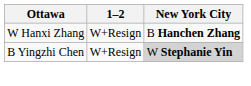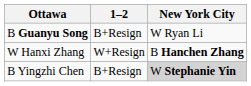+ row: (47, 33)
(115, 52) W+Resign -> (117, 71) B+Resign
